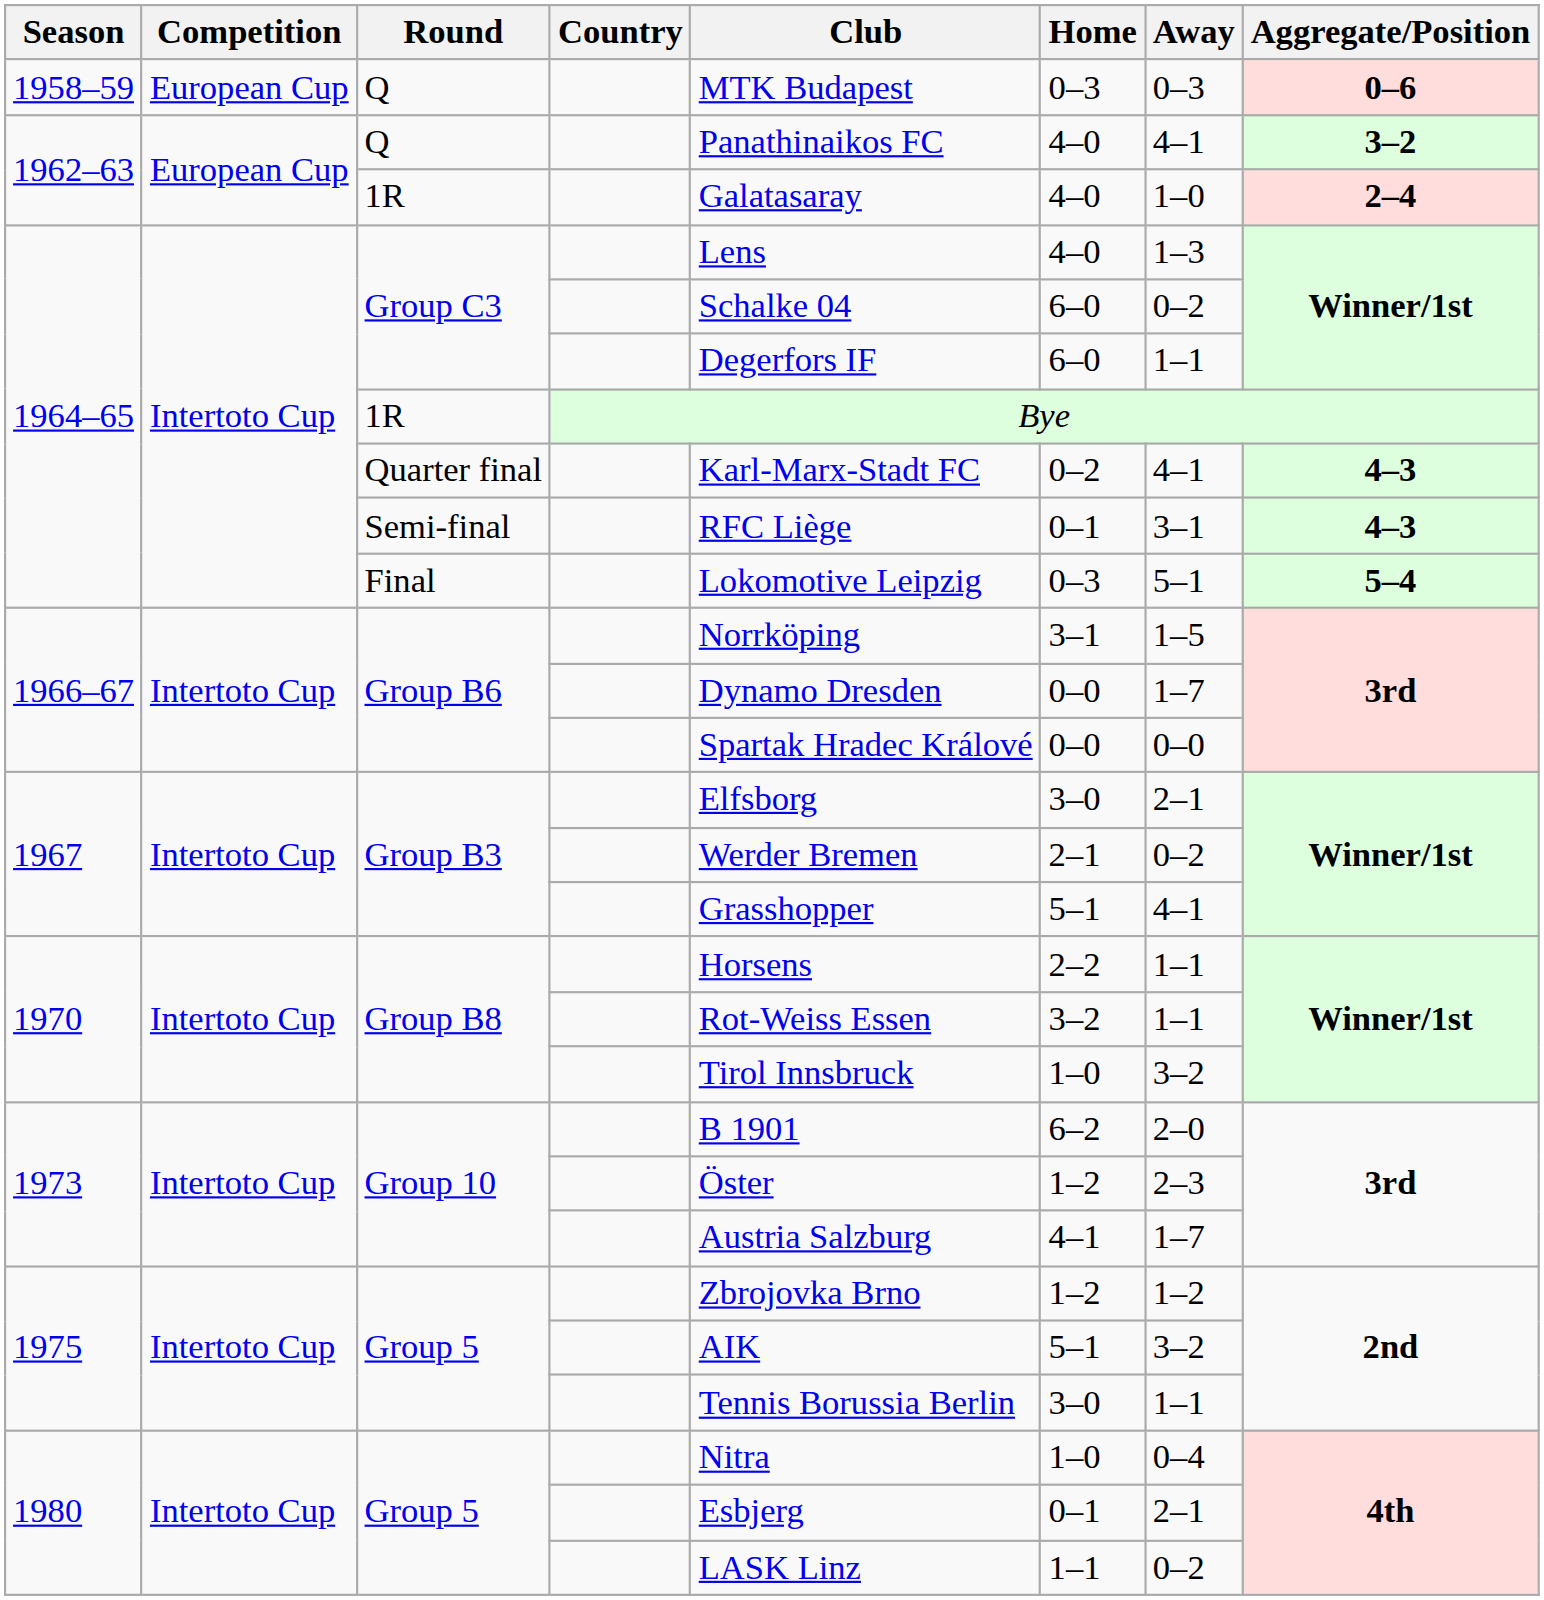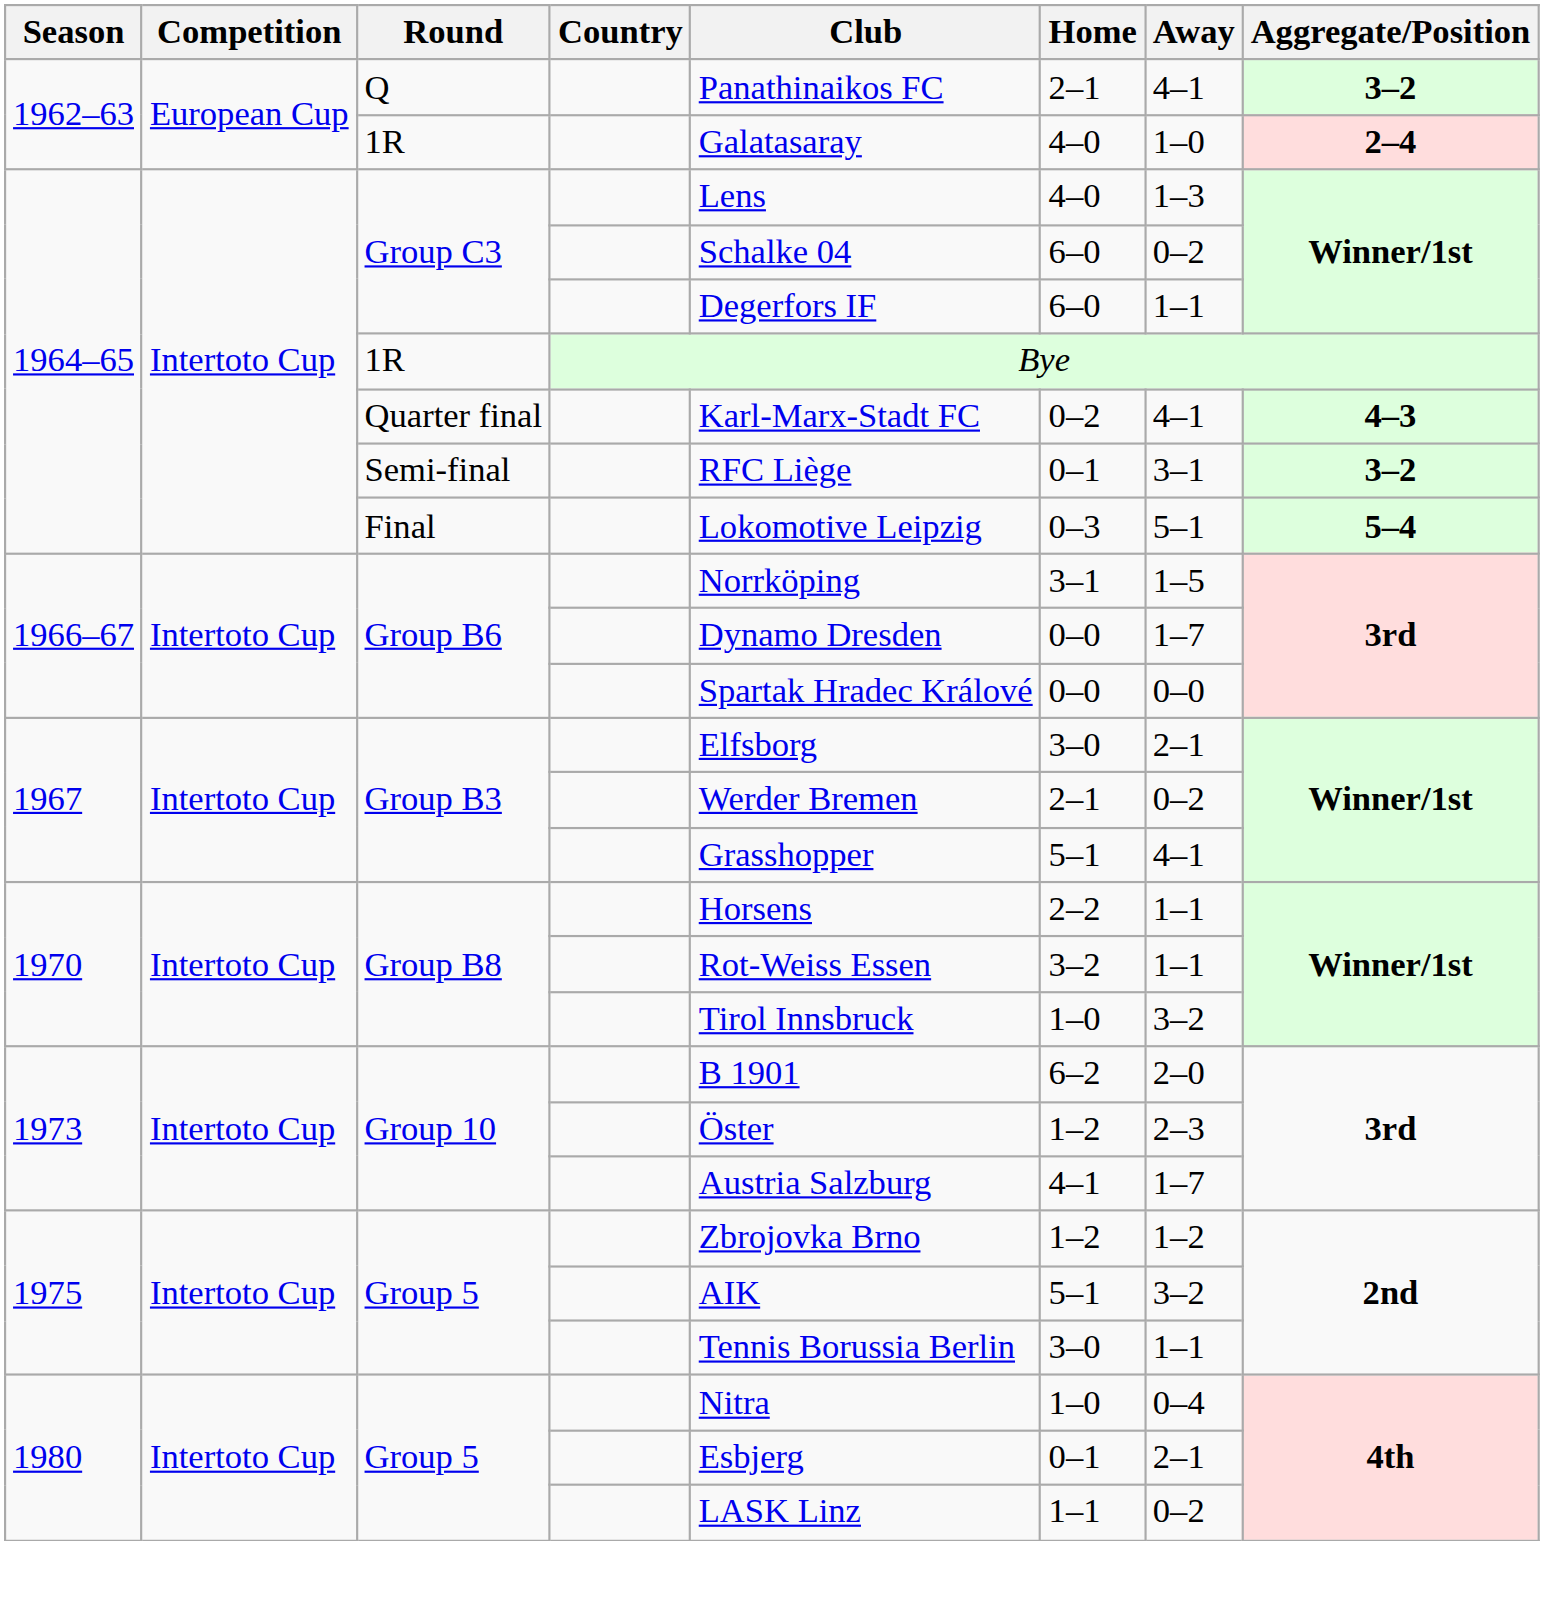- row: (74, 86)
(1075, 141) 4–0 -> (1075, 86) 2–1
(1390, 525) 4–3 -> (1390, 470) 3–2
